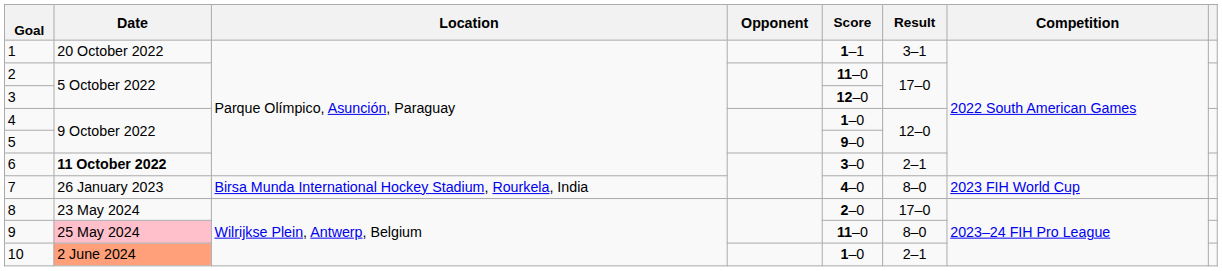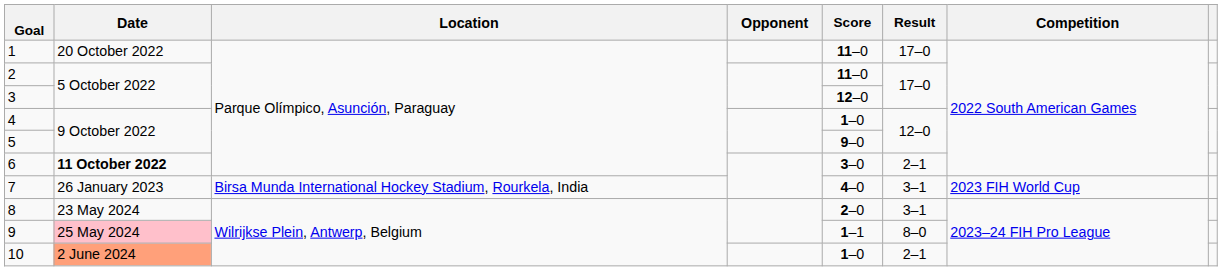(852, 52) 1–1 -> (852, 52) 11–0
(915, 52) 3–1 -> (915, 52) 17–0
(915, 187) 8–0 -> (915, 187) 3–1
(915, 210) 17–0 -> (915, 210) 3–1
(852, 232) 11–0 -> (852, 232) 1–1
